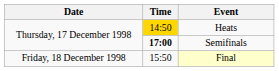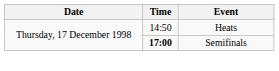(160, 27) gold background -> (160, 27) no background
- row: (226, 58)
